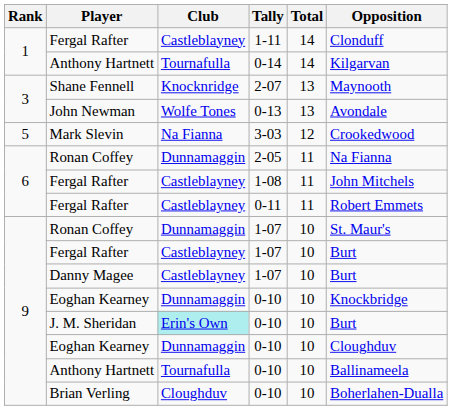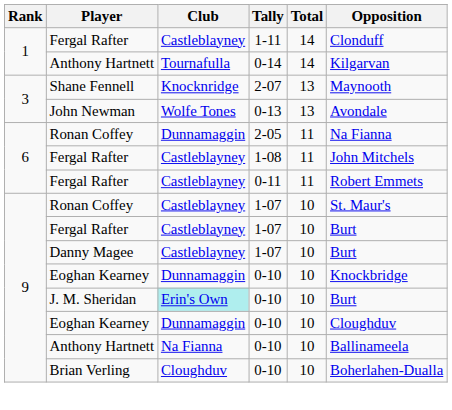- row: (86, 134)
(203, 228) Dunnamaggin -> (203, 205) Castleblayney
(196, 370) Tournafulla -> (192, 346) Na Fianna
